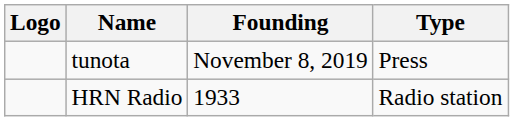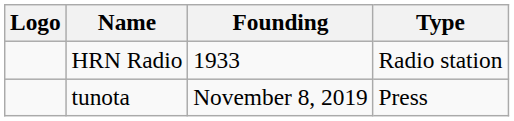rows swapped: (101, 60) <-> (127, 97)
